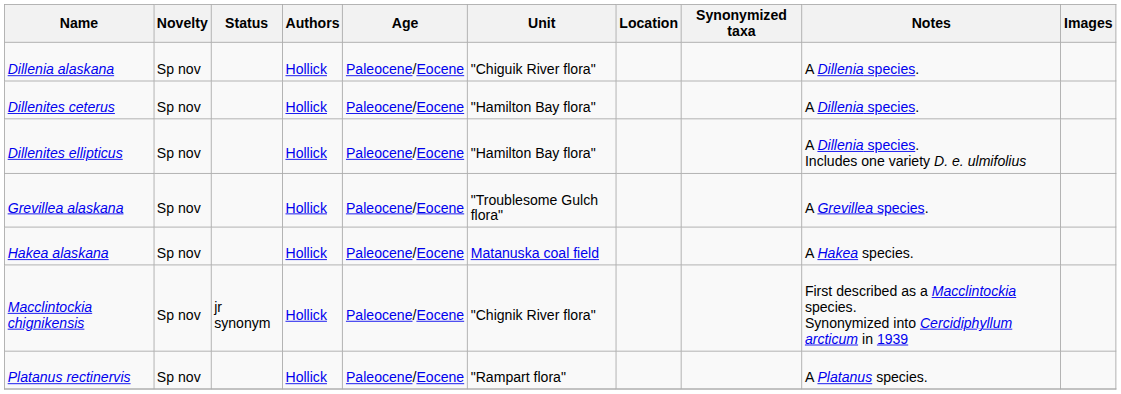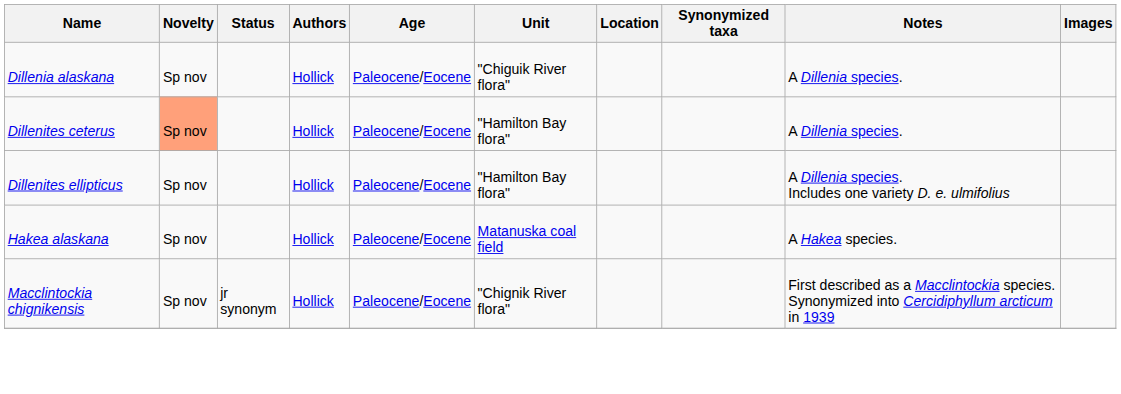(179, 107) no background -> (185, 131) lightsalmon background
- row: (66, 207)
- row: (69, 377)
